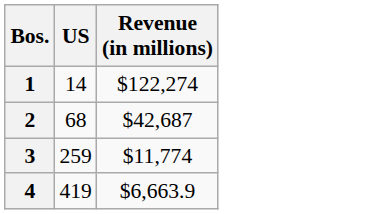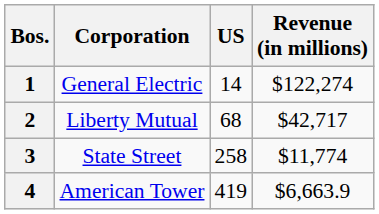+ column: (132, 35)
(158, 119) $42,687 -> (313, 119) $42,717
(76, 155) 259 -> (231, 155) 258
